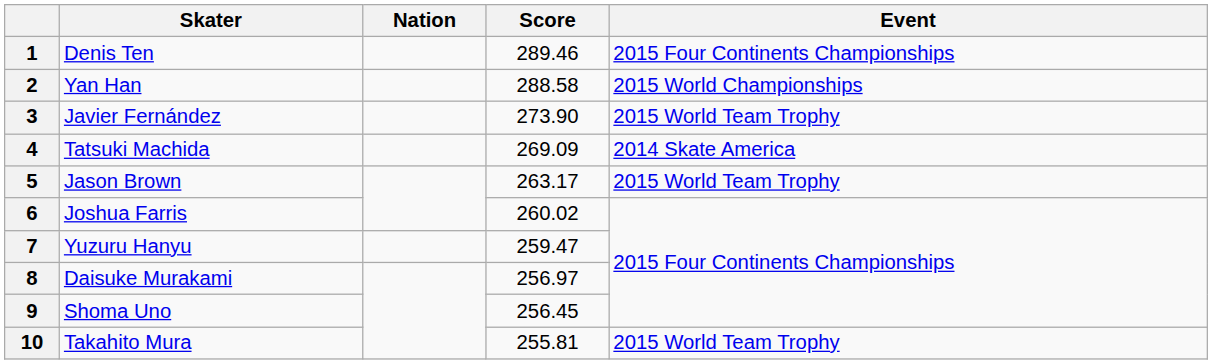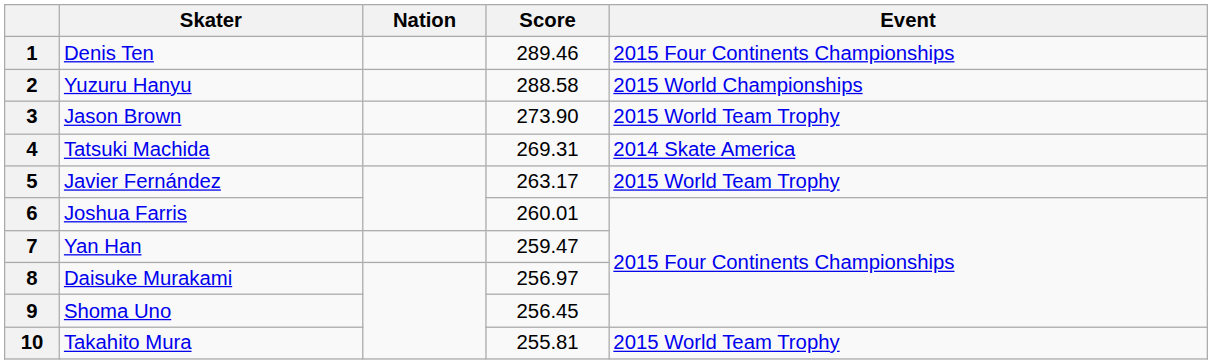(103, 85) Yan Han -> (128, 85) Yuzuru Hanyu
(142, 117) Javier Fernández -> (123, 117) Jason Brown
(548, 149) 269.09 -> (548, 149) 269.31
(123, 181) Jason Brown -> (142, 181) Javier Fernández
(548, 213) 260.02 -> (548, 213) 260.01
(128, 246) Yuzuru Hanyu -> (103, 246) Yan Han
